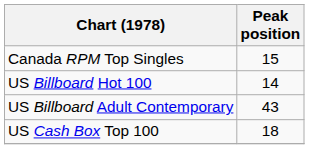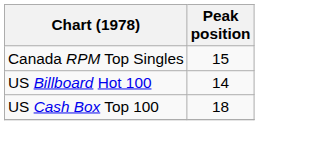- row: (121, 107)
